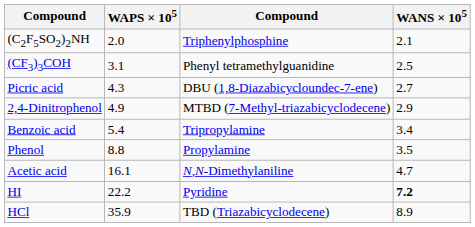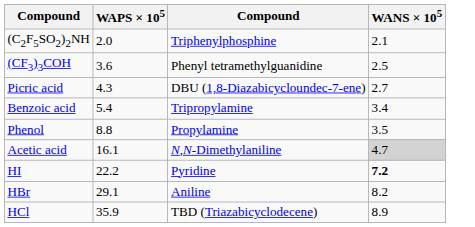(116, 65) 3.1 -> (104, 65) 3.6
- row: (55, 108)
(405, 170) no background -> (380, 150) lightgrey background
+ row: (19, 191)
